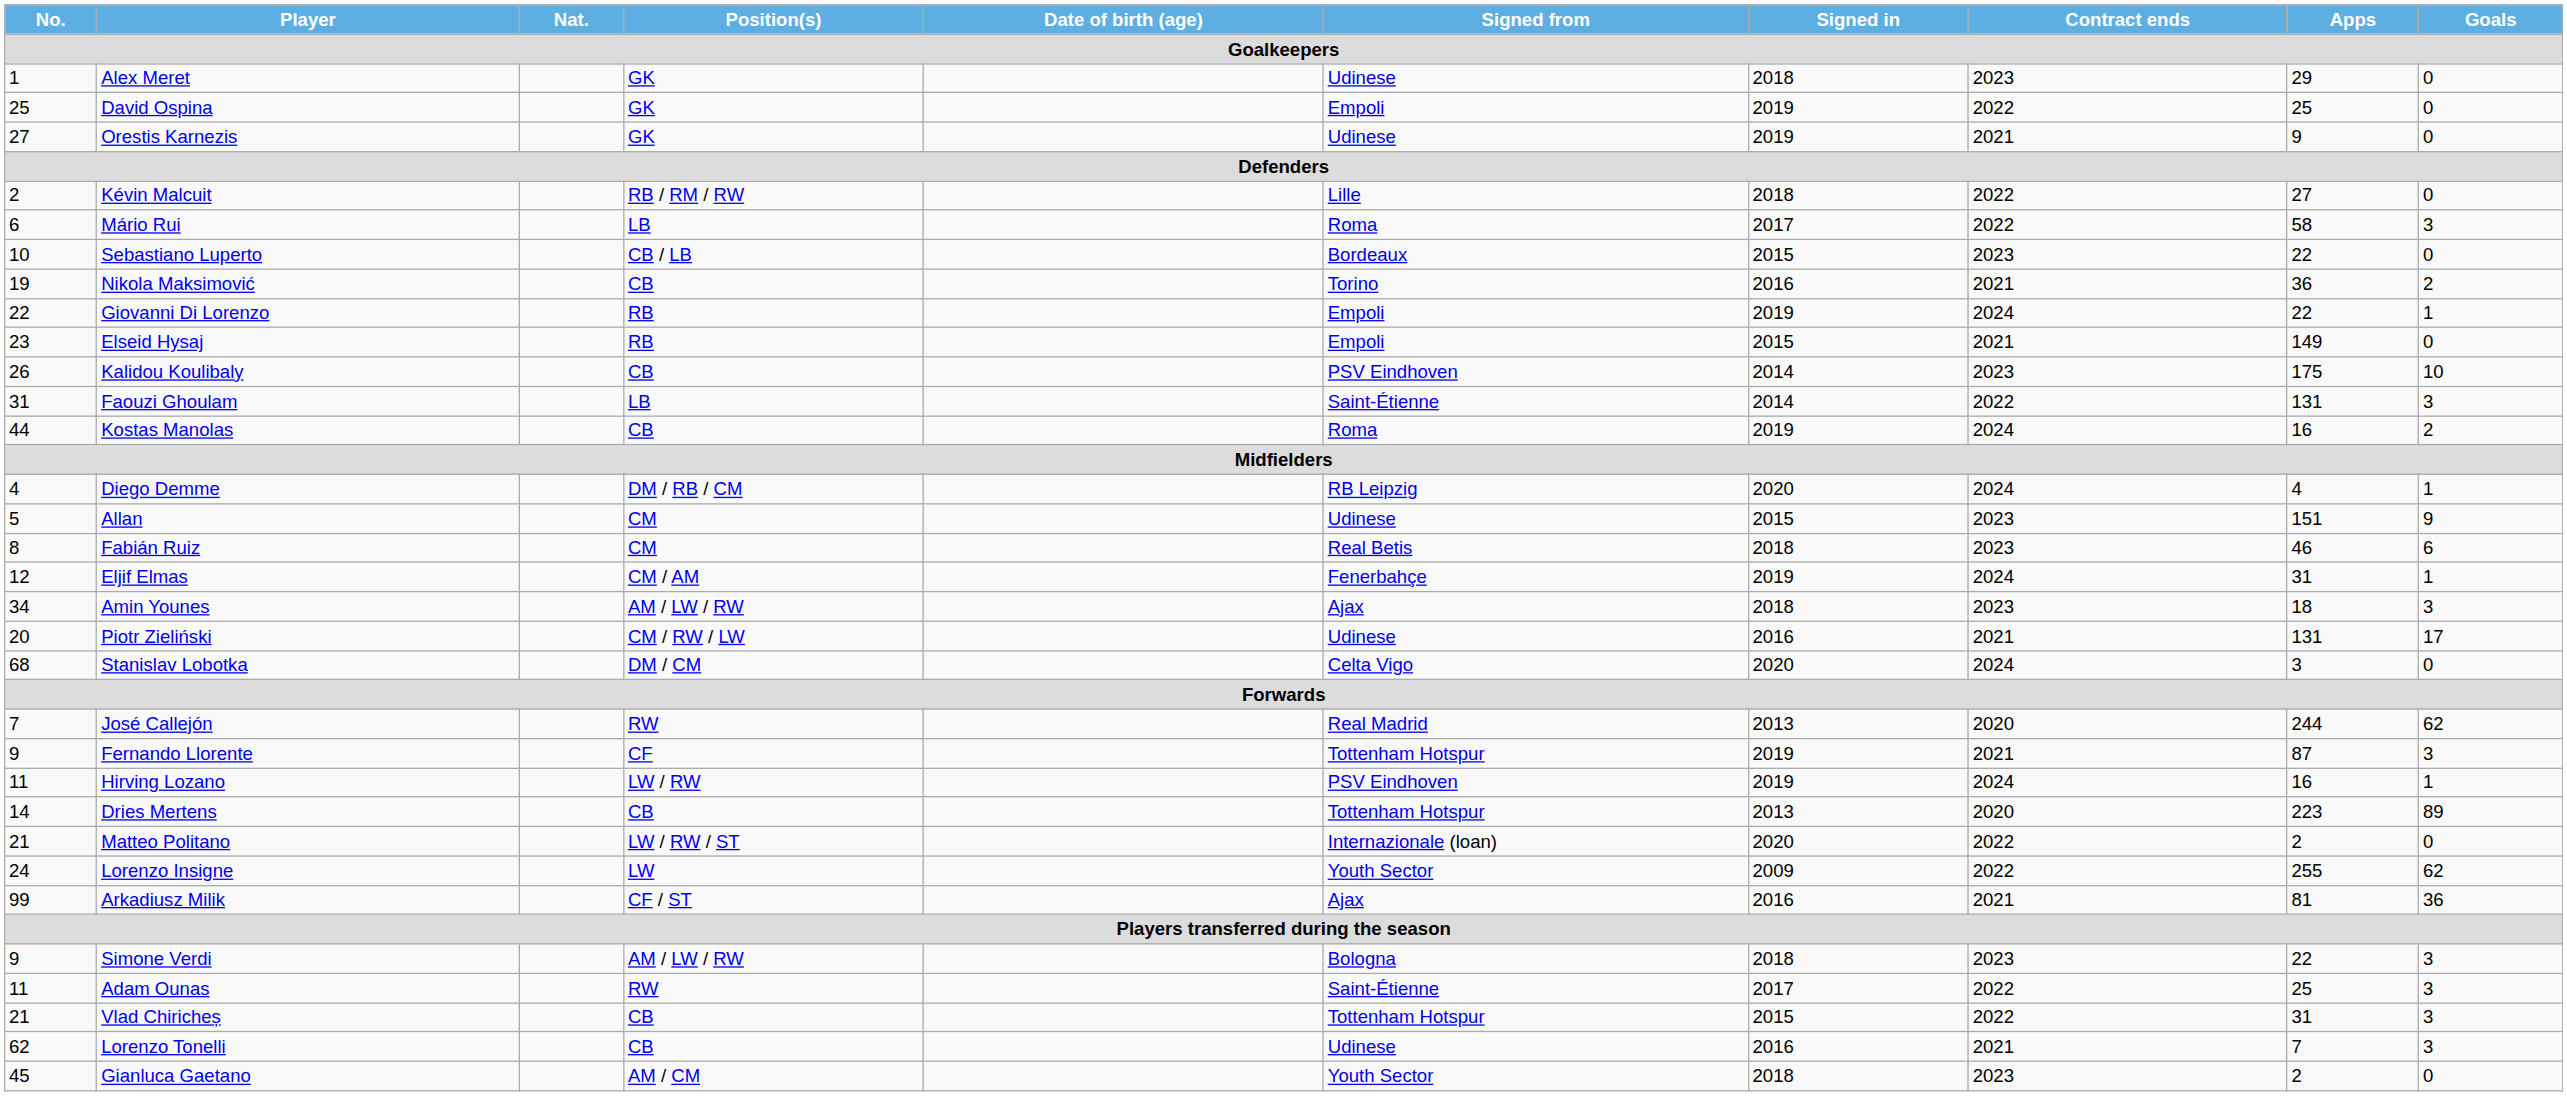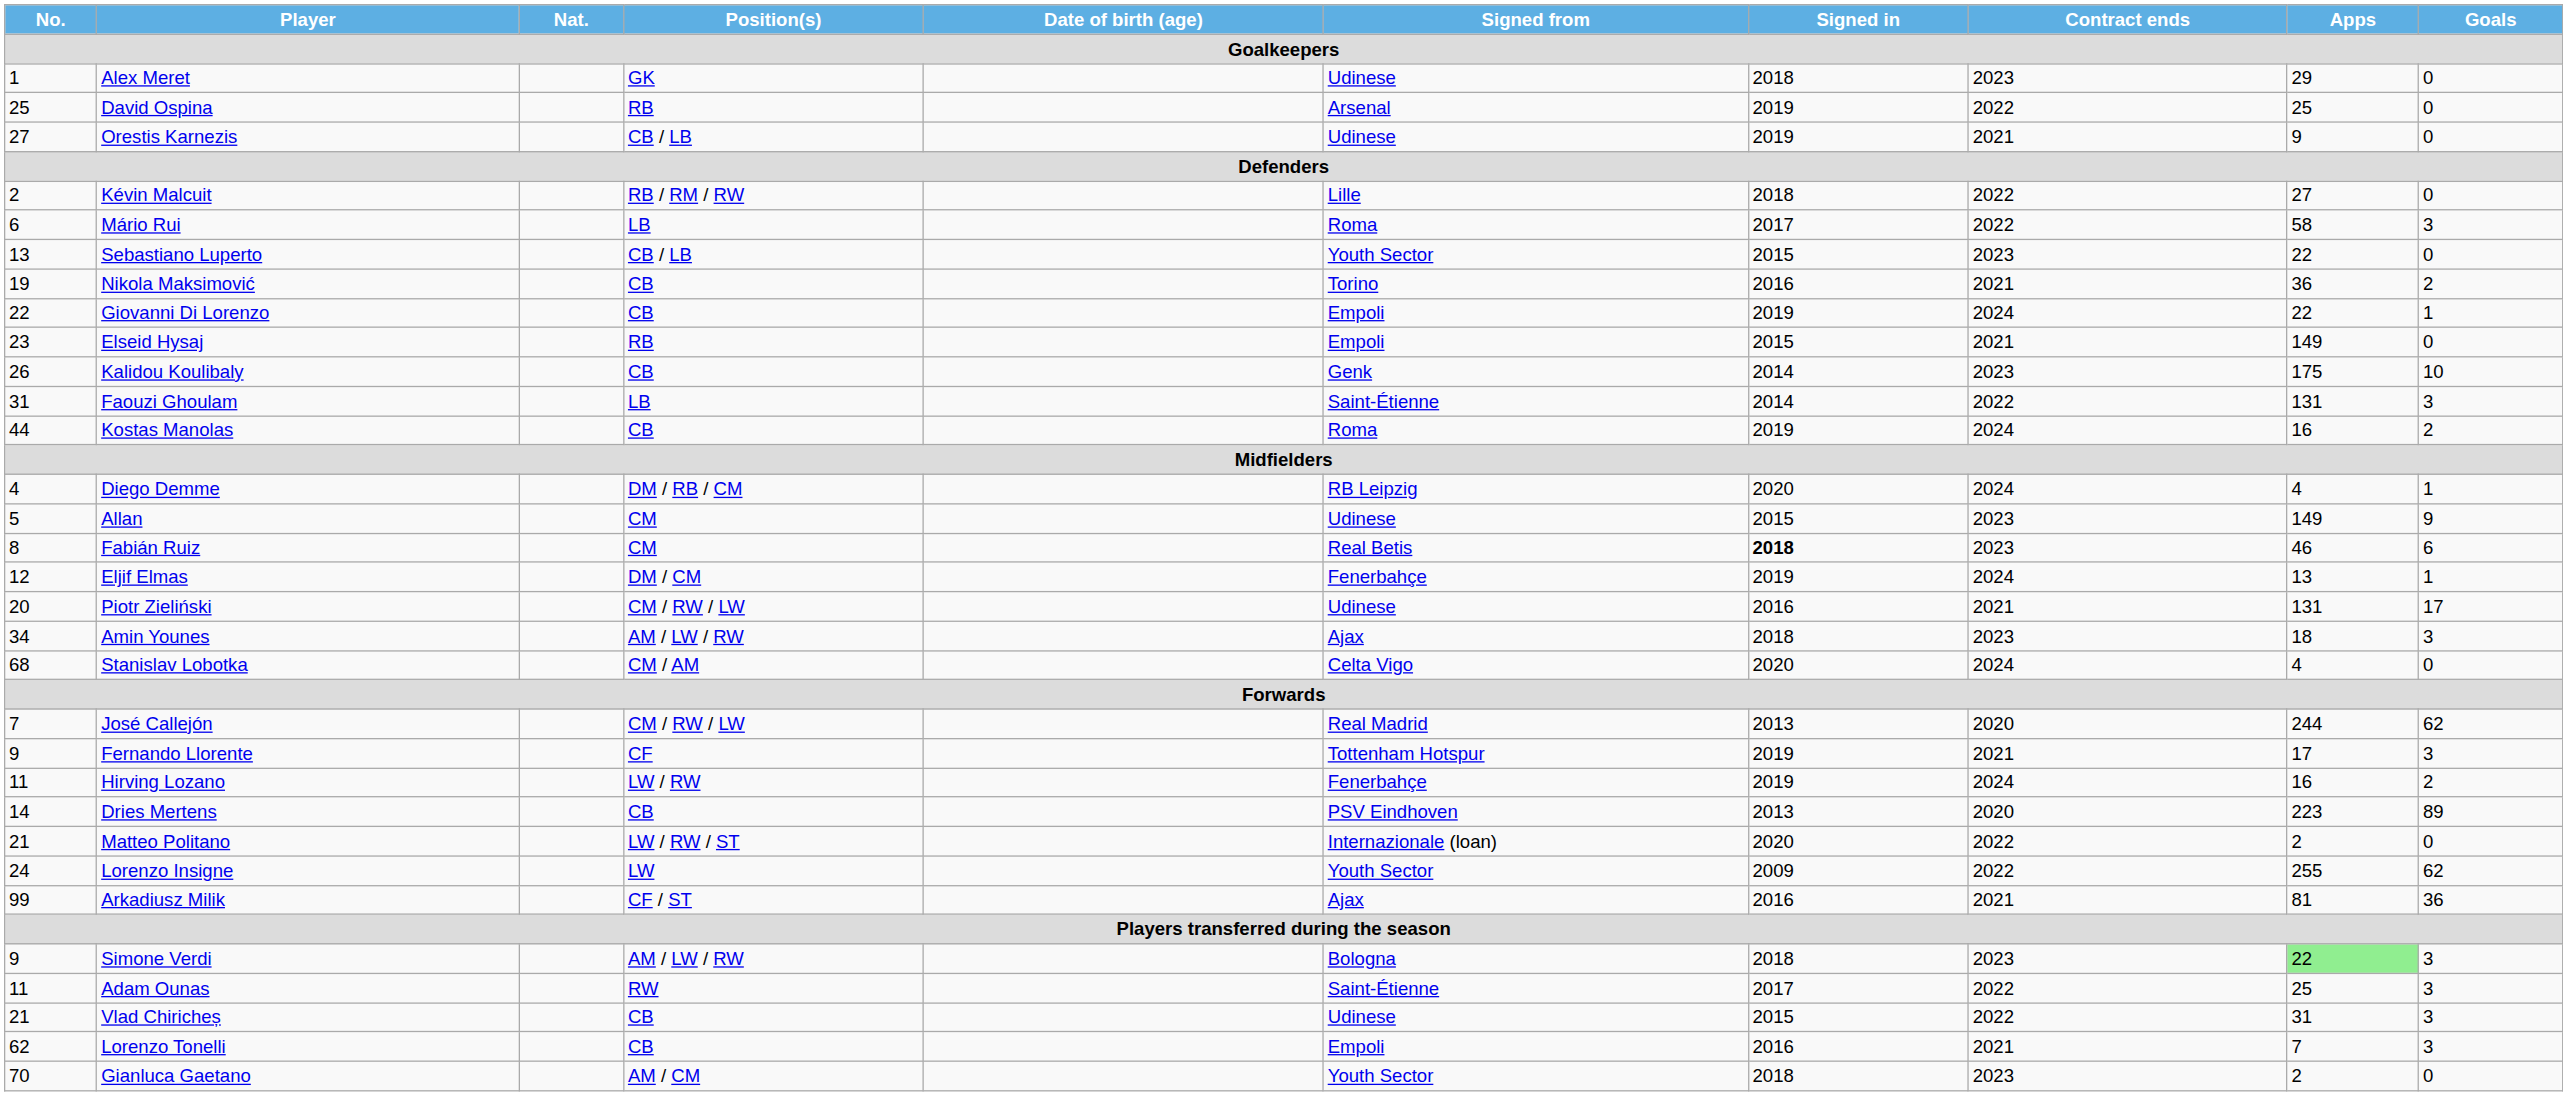(641, 108) GK -> (641, 108) RB
(1356, 108) Empoli -> (1359, 108) Arsenal
(641, 137) GK -> (660, 137) CB / LB
(19, 254) 10 -> (19, 254) 13
(1367, 254) Bordeaux -> (1381, 254) Youth Sector
(641, 313) RB -> (641, 313) CB
(1393, 372) PSV Eindhoven -> (1350, 372) Genk
(2307, 519) 151 -> (2307, 519) 149
(1773, 548) normal -> (1773, 548) bold
(664, 577) CM / AM -> (665, 577) DM / CM
(2302, 577) 31 -> (2302, 577) 13
rows swapped: (156, 636) <-> (155, 607)
(665, 665) DM / CM -> (664, 665) CM / AM
(2297, 665) 3 -> (2297, 665) 4
(643, 724) RW -> (686, 724) CM / RW / LW
(2302, 753) 87 -> (2302, 753) 17
(1393, 783) PSV Eindhoven -> (1377, 783) Fenerbahçe
(2428, 783) 1 -> (2428, 783) 2
(1406, 812) Tottenham Hotspur -> (1393, 812) PSV Eindhoven
(2302, 959) no background -> (2302, 959) lightgreen background
(1406, 1018) Tottenham Hotspur -> (1362, 1018) Udinese
(1362, 1047) Udinese -> (1356, 1047) Empoli
(19, 1076) 45 -> (19, 1076) 70
